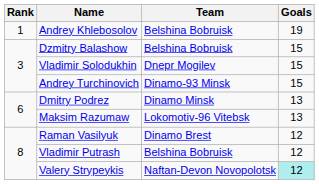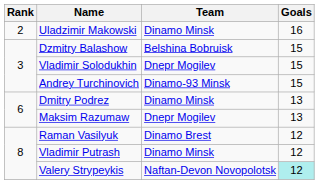- row: (88, 30)
+ row: (88, 30)
(197, 118) Lokomotiv-96 Vitebsk -> (180, 118) Dnepr Mogilev
(188, 153) Belshina Bobruisk -> (179, 153) Dinamo Minsk
